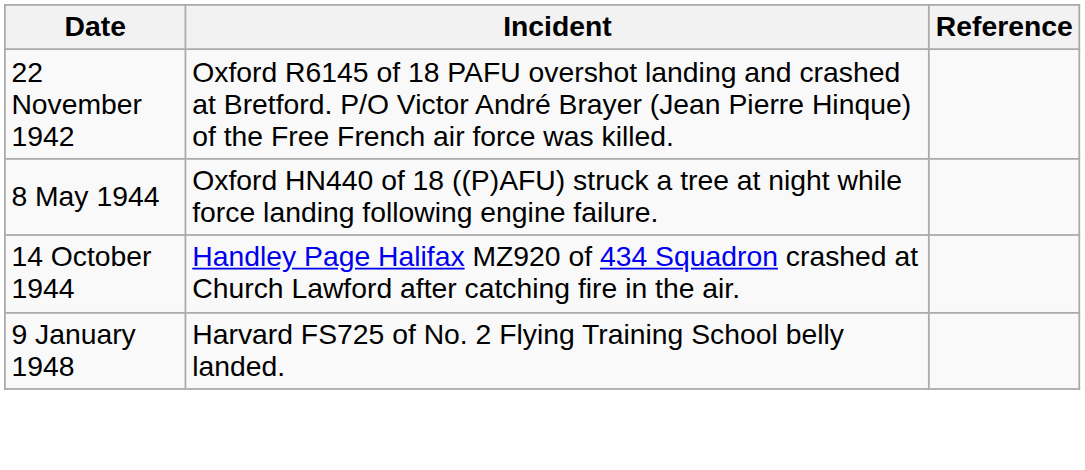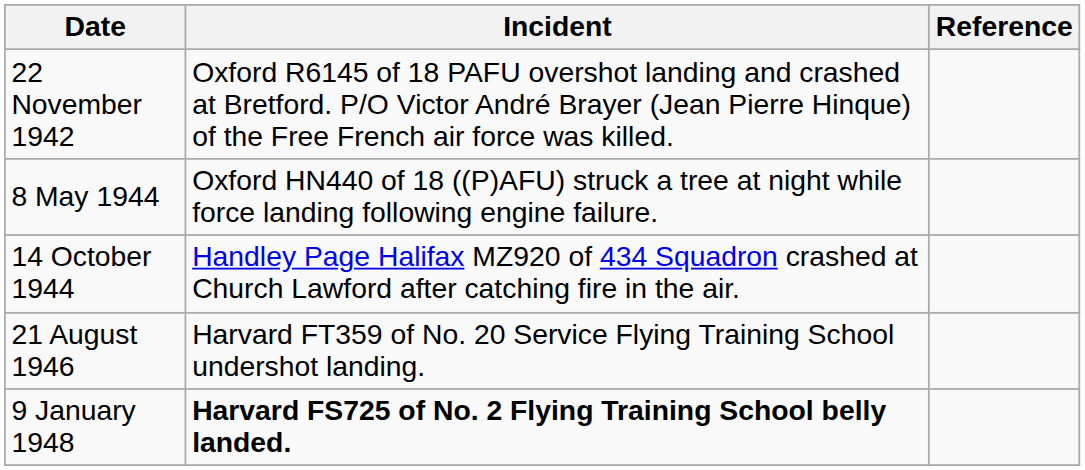+ row: (74, 349)
(518, 349) normal -> (539, 426) bold
